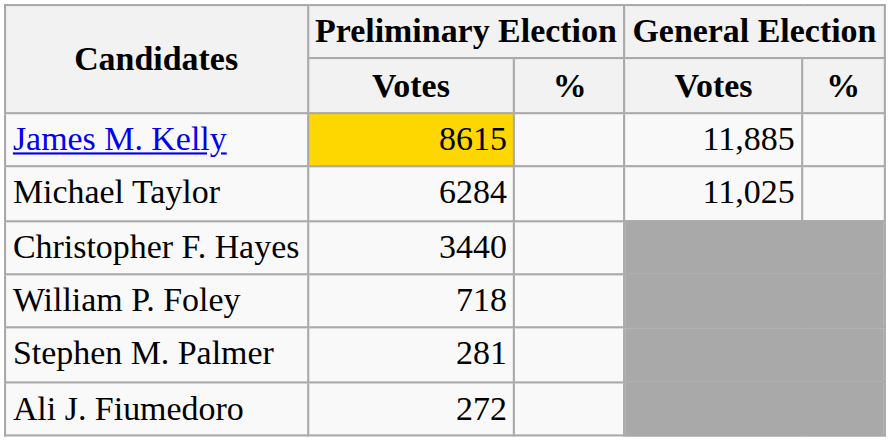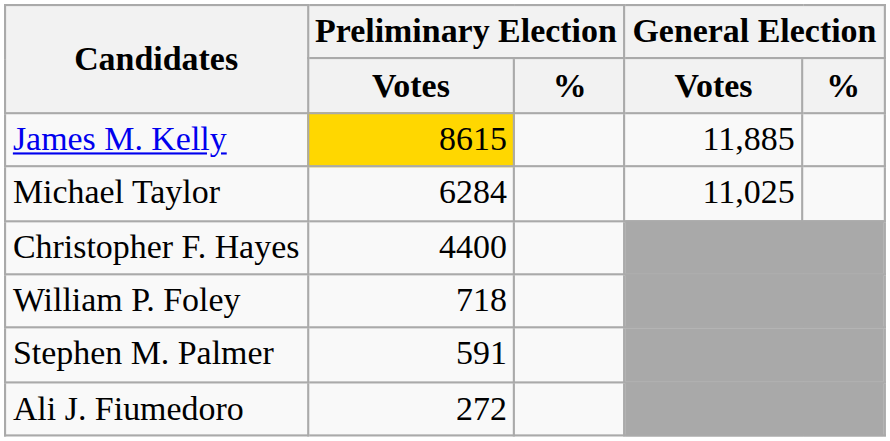(473, 246) 3440 -> (473, 246) 4400
(481, 354) 281 -> (481, 354) 591
